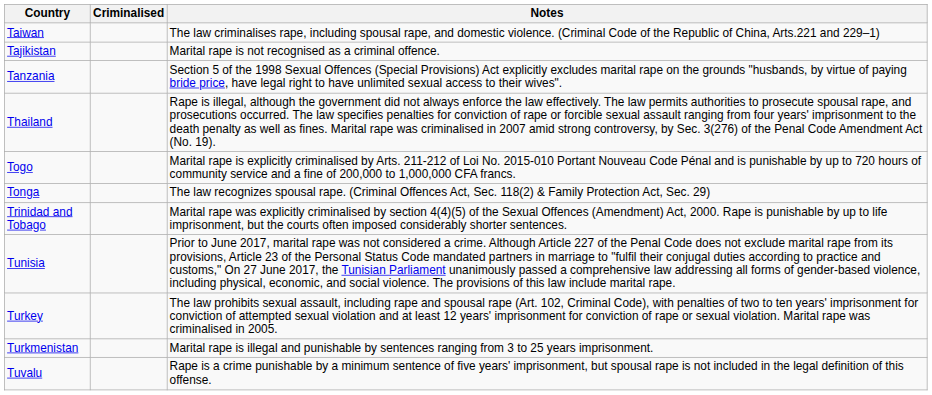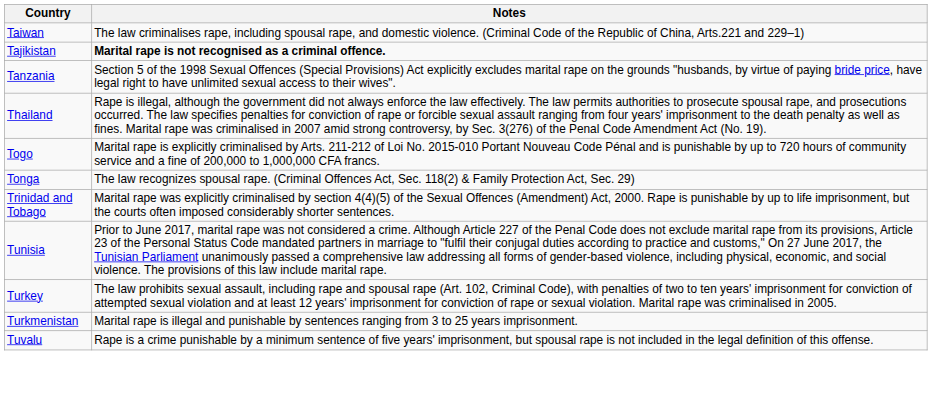- column: (129, 13)
(305, 51) normal -> (240, 51) bold
